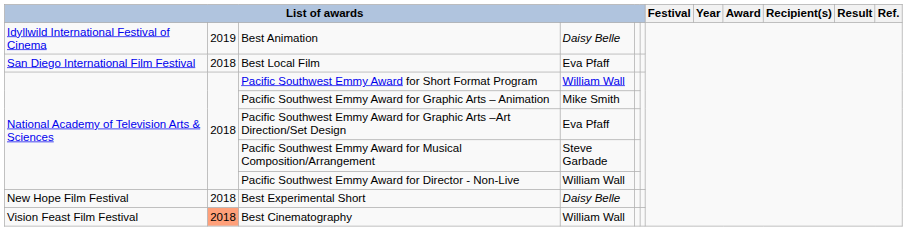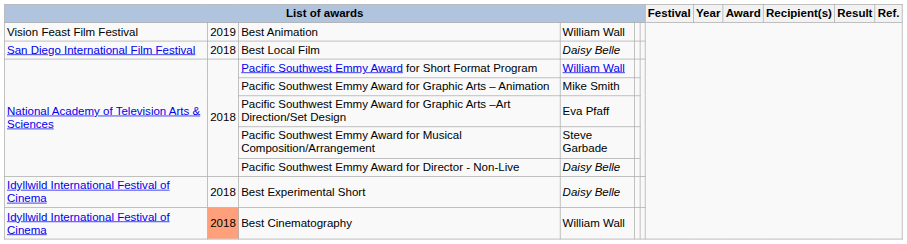(88, 38) Idyllwild International Festival of Cinema -> (73, 31) Vision Feast Film Festival
(591, 38) Daisy Belle -> (594, 31) William Wall
(586, 63) Eva Pfaff -> (591, 50) Daisy Belle
(594, 180) William Wall -> (591, 167) Daisy Belle
(68, 198) New Hope Film Festival -> (88, 192) Idyllwild International Festival of Cinema
(73, 216) Vision Feast Film Festival -> (88, 223) Idyllwild International Festival of Cinema
